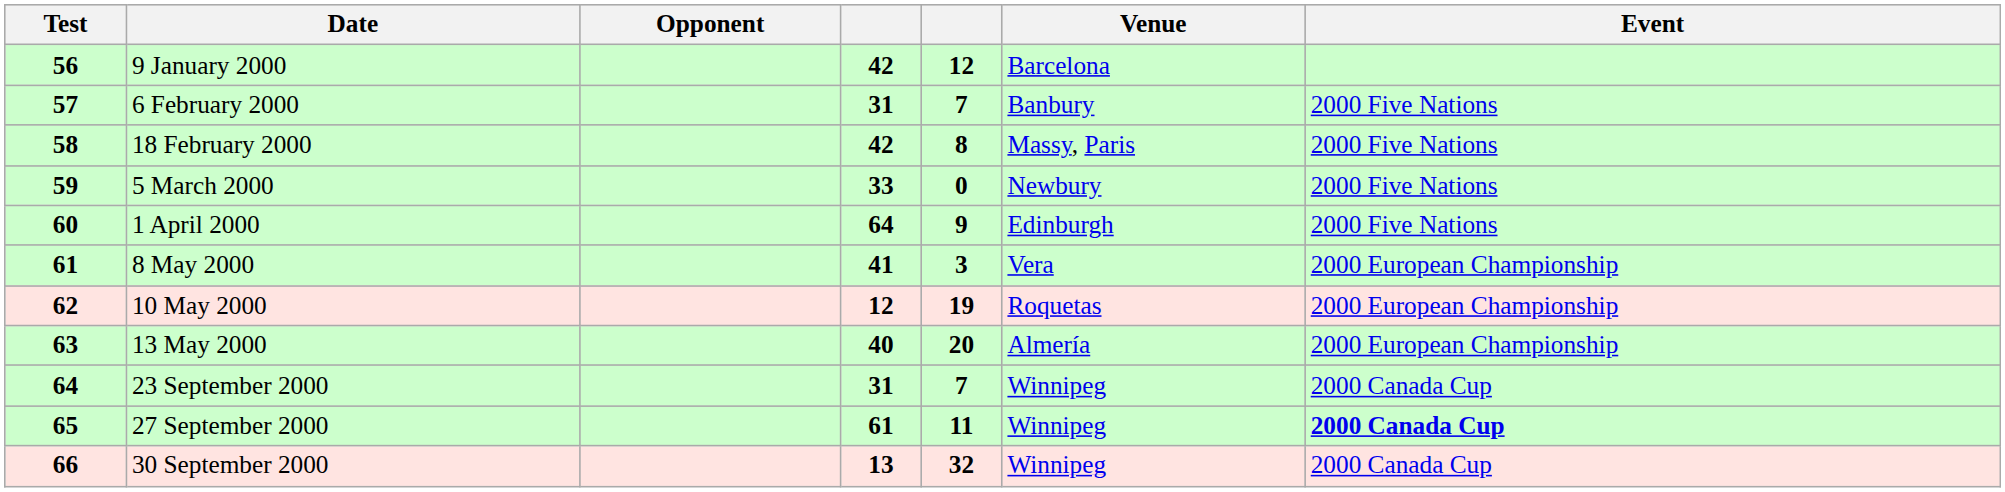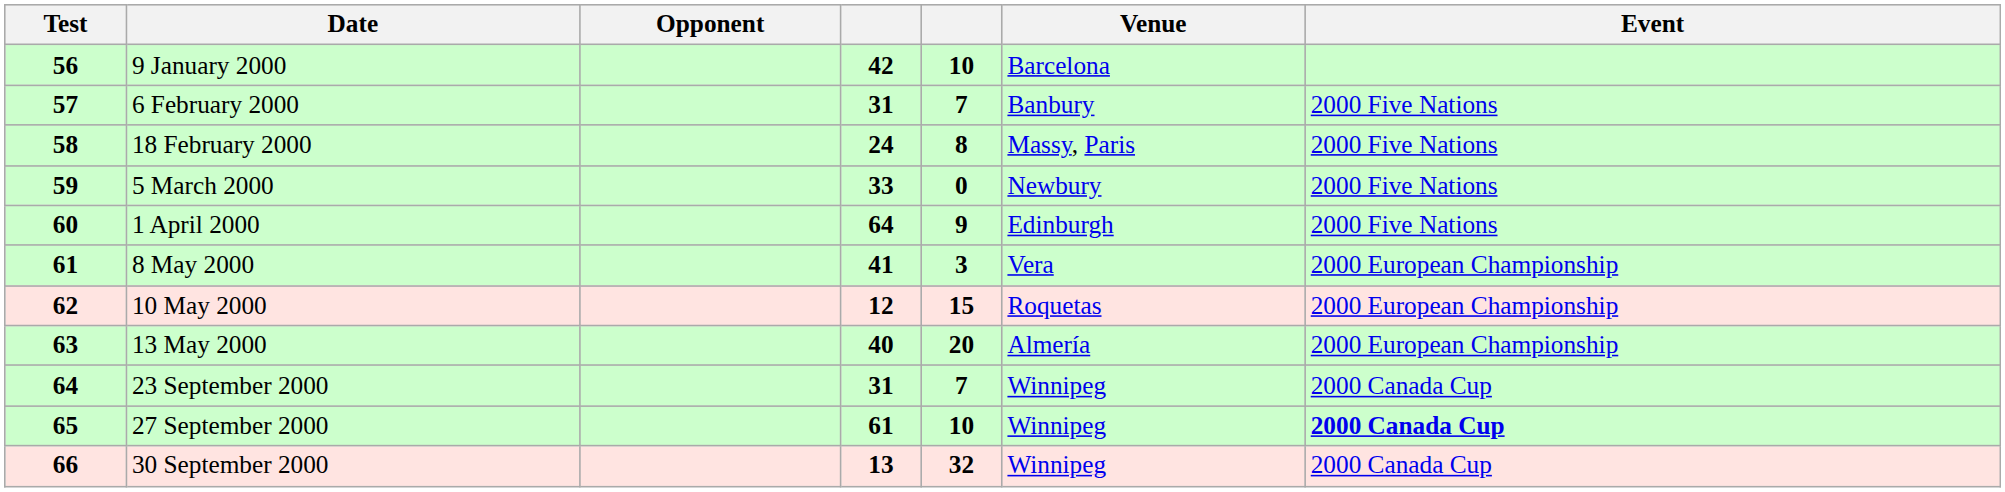(961, 64) 12 -> (961, 64) 10
(881, 144) 42 -> (881, 144) 24
(961, 305) 19 -> (961, 305) 15
(961, 425) 11 -> (961, 425) 10
